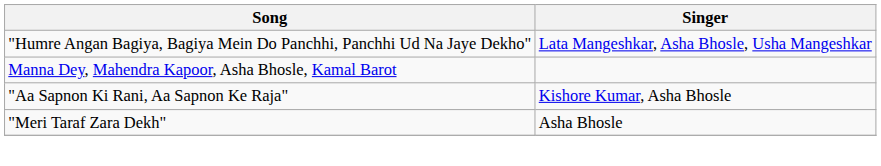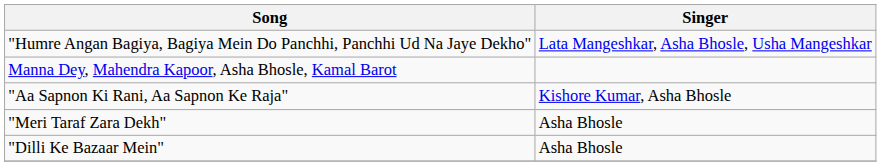+ row: (86, 148)
